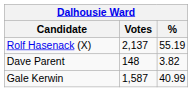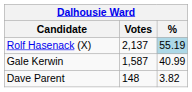(172, 45) no background -> (172, 45) lightblue background
rows swapped: (35, 78) <-> (36, 62)
